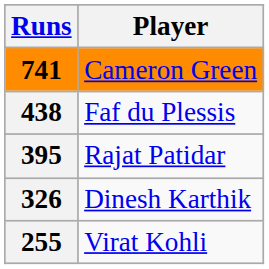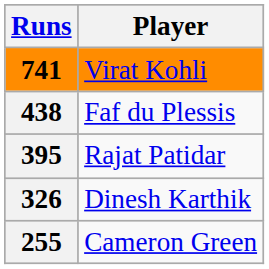(171, 69) Cameron Green -> (146, 69) Virat Kohli
(146, 241) Virat Kohli -> (171, 241) Cameron Green
